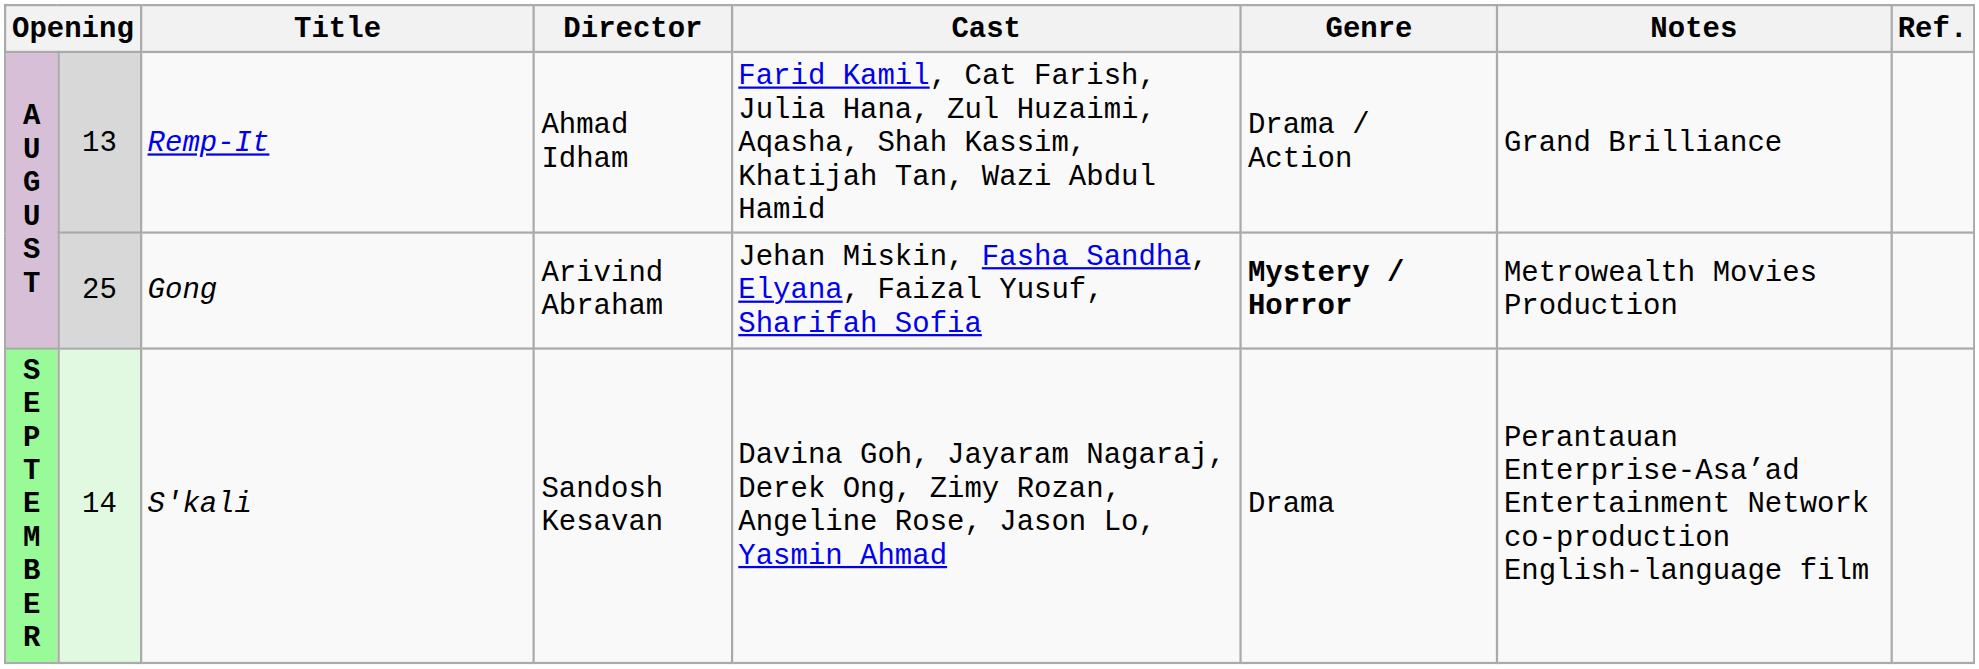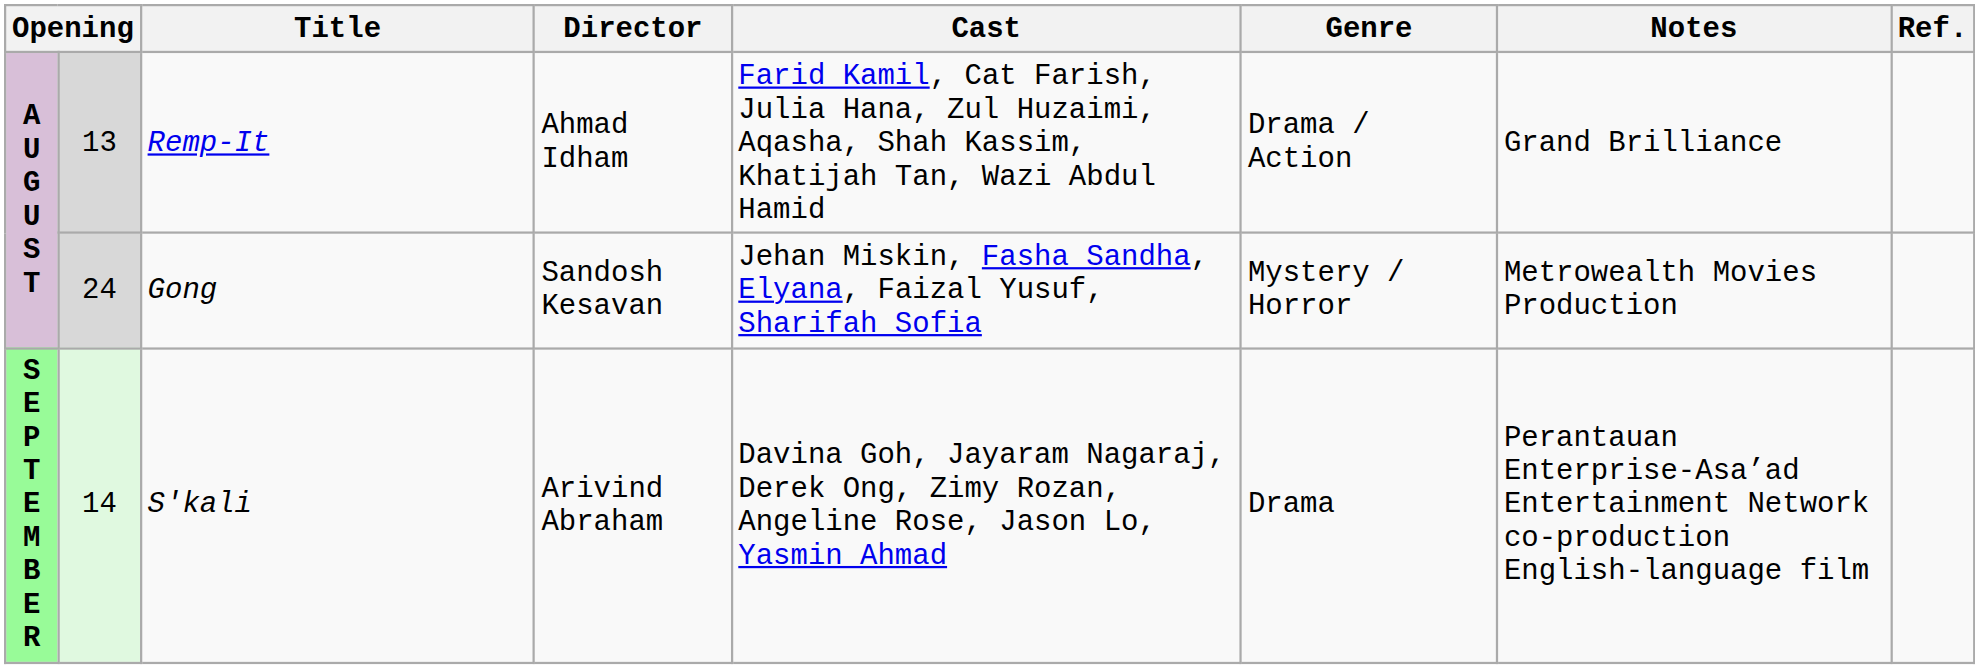(99, 290) 25 -> (99, 290) 24
(602, 290) Arivind Abraham -> (602, 290) Sandosh Kesavan
(1326, 290) bold -> (1326, 290) normal
(602, 505) Sandosh Kesavan -> (602, 505) Arivind Abraham
